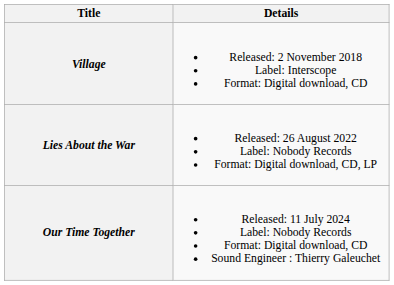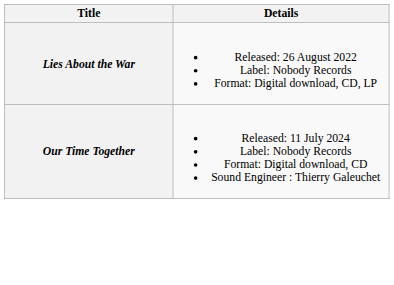- row: (89, 63)
